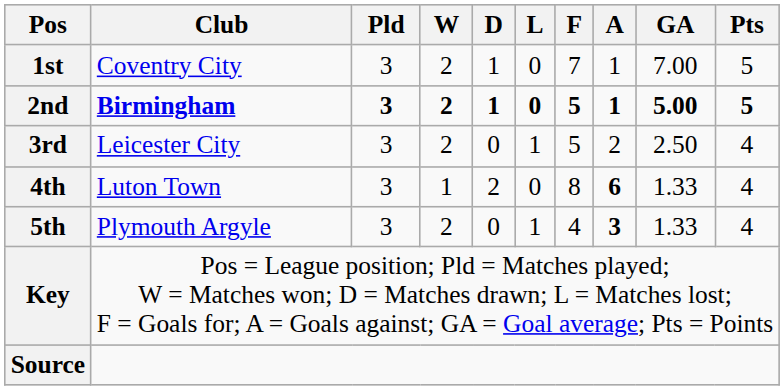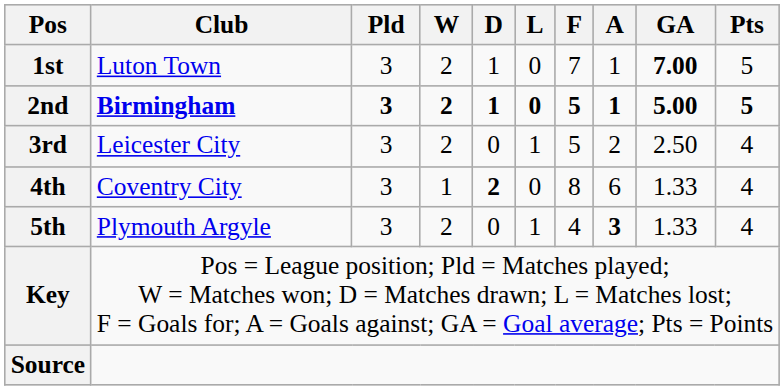(169, 65) Coventry City -> (159, 65) Luton Town
(675, 65) normal -> (675, 65) bold
(159, 186) Luton Town -> (169, 186) Coventry City
(494, 186) normal -> (494, 186) bold
(615, 186) bold -> (615, 186) normal
